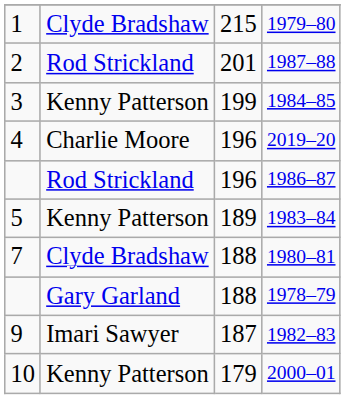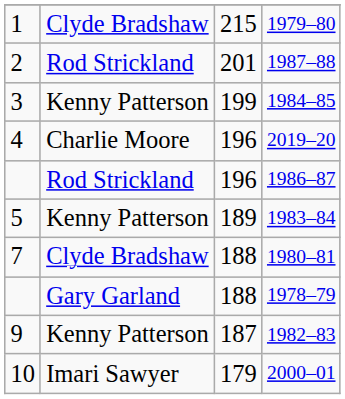(112, 334) Imari Sawyer -> (127, 334) Kenny Patterson
(127, 373) Kenny Patterson -> (112, 373) Imari Sawyer
